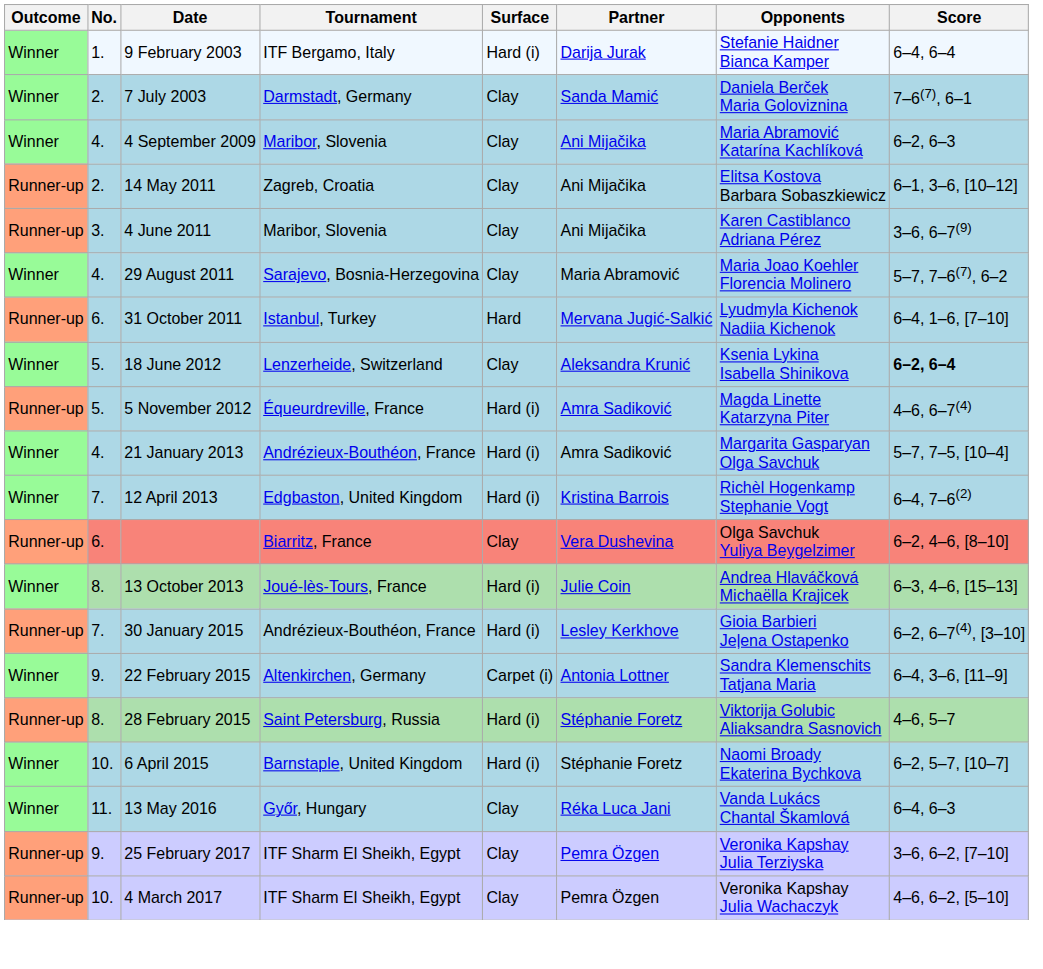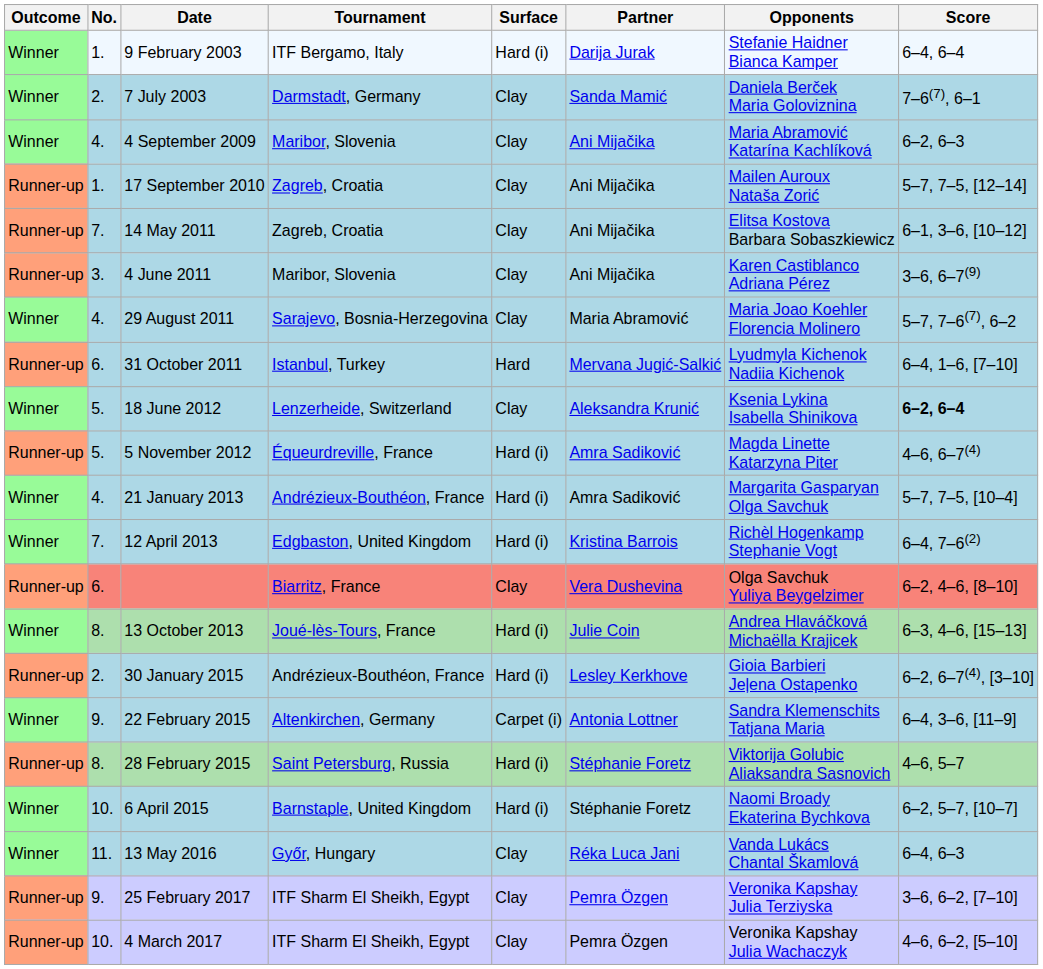+ row: (194, 185)
(98, 185) 2. -> (98, 230) 7.
(98, 630) 7. -> (98, 674) 2.
